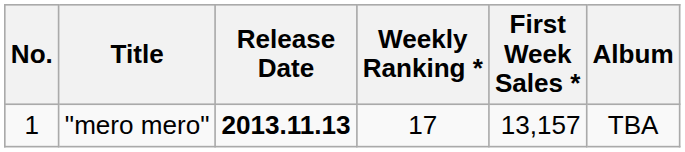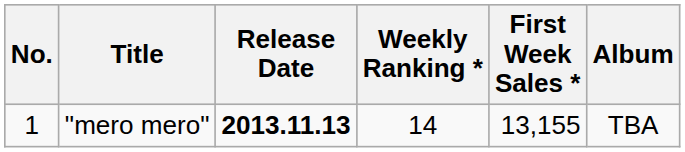(423, 125) 17 -> (423, 125) 14
(541, 125) 13,157 -> (541, 125) 13,155
